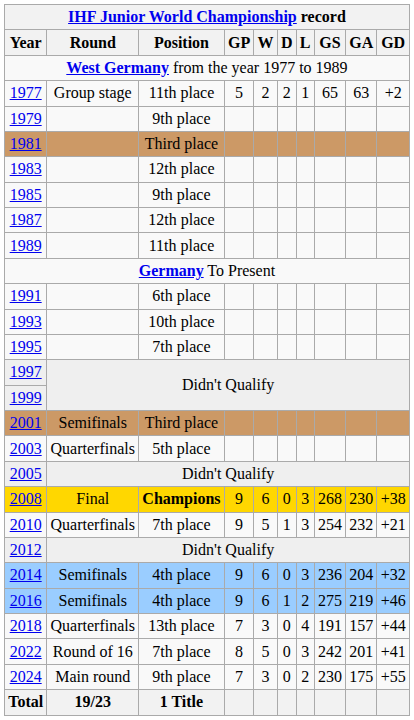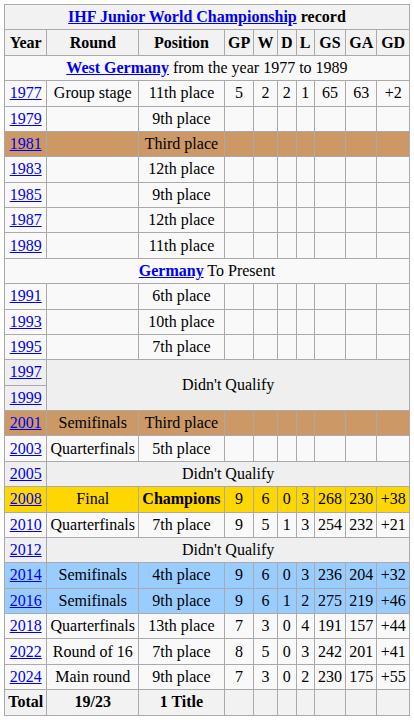(181, 600) 4th place -> (181, 600) 9th place
